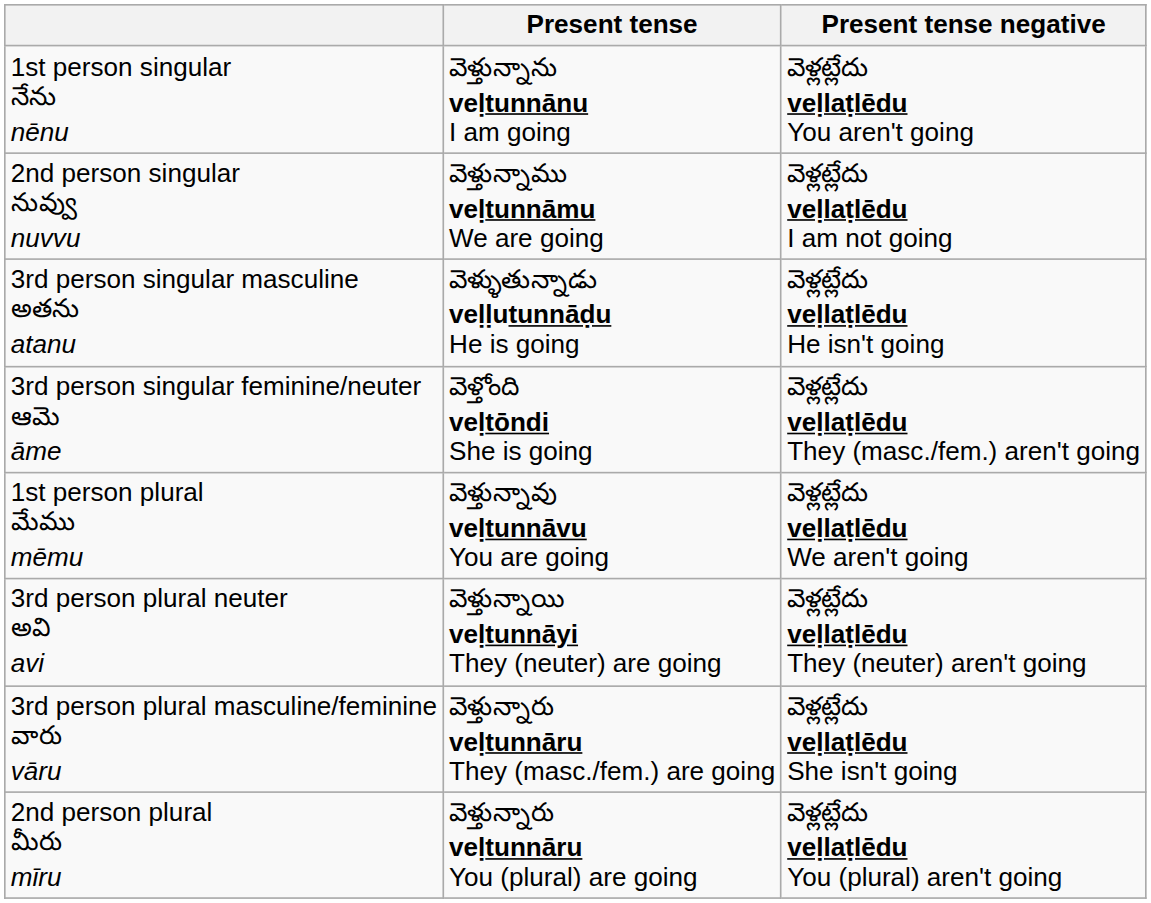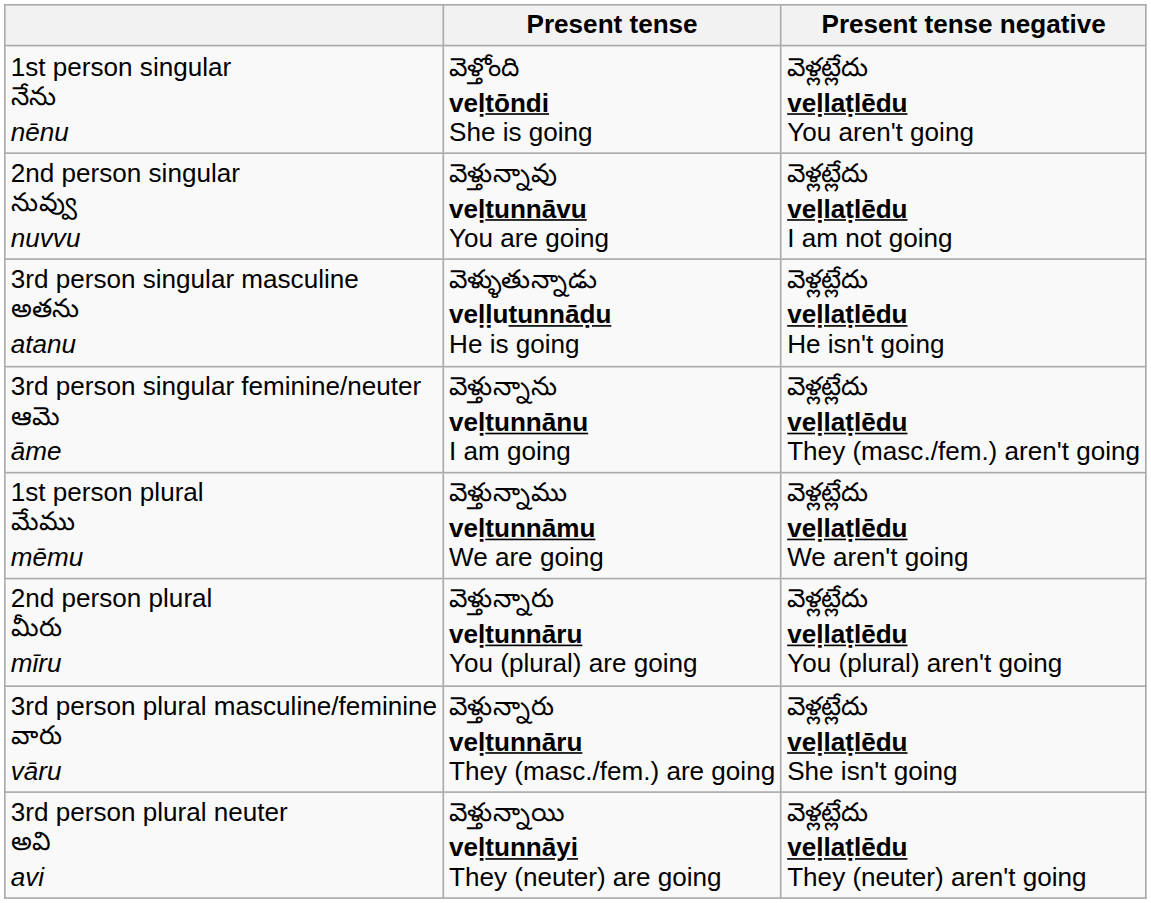(519, 99) వెళ్తున్నాను veḷtunnānu I am going -> (521, 99) వెళ్తోంది veḷtōndi She is going
(526, 205) వెళ్తున్నాము veḷtunnāmu We are going -> (529, 205) వెళ్తున్నావు veḷtunnāvu You are going
(521, 418) వెళ్తోంది veḷtōndi She is going -> (519, 418) వెళ్తున్నాను veḷtunnānu I am going
(529, 525) వెళ్తున్నావు veḷtunnāvu You are going -> (526, 525) వెళ్తున్నాము veḷtunnāmu We are going
rows swapped: (112, 845) <-> (149, 631)
